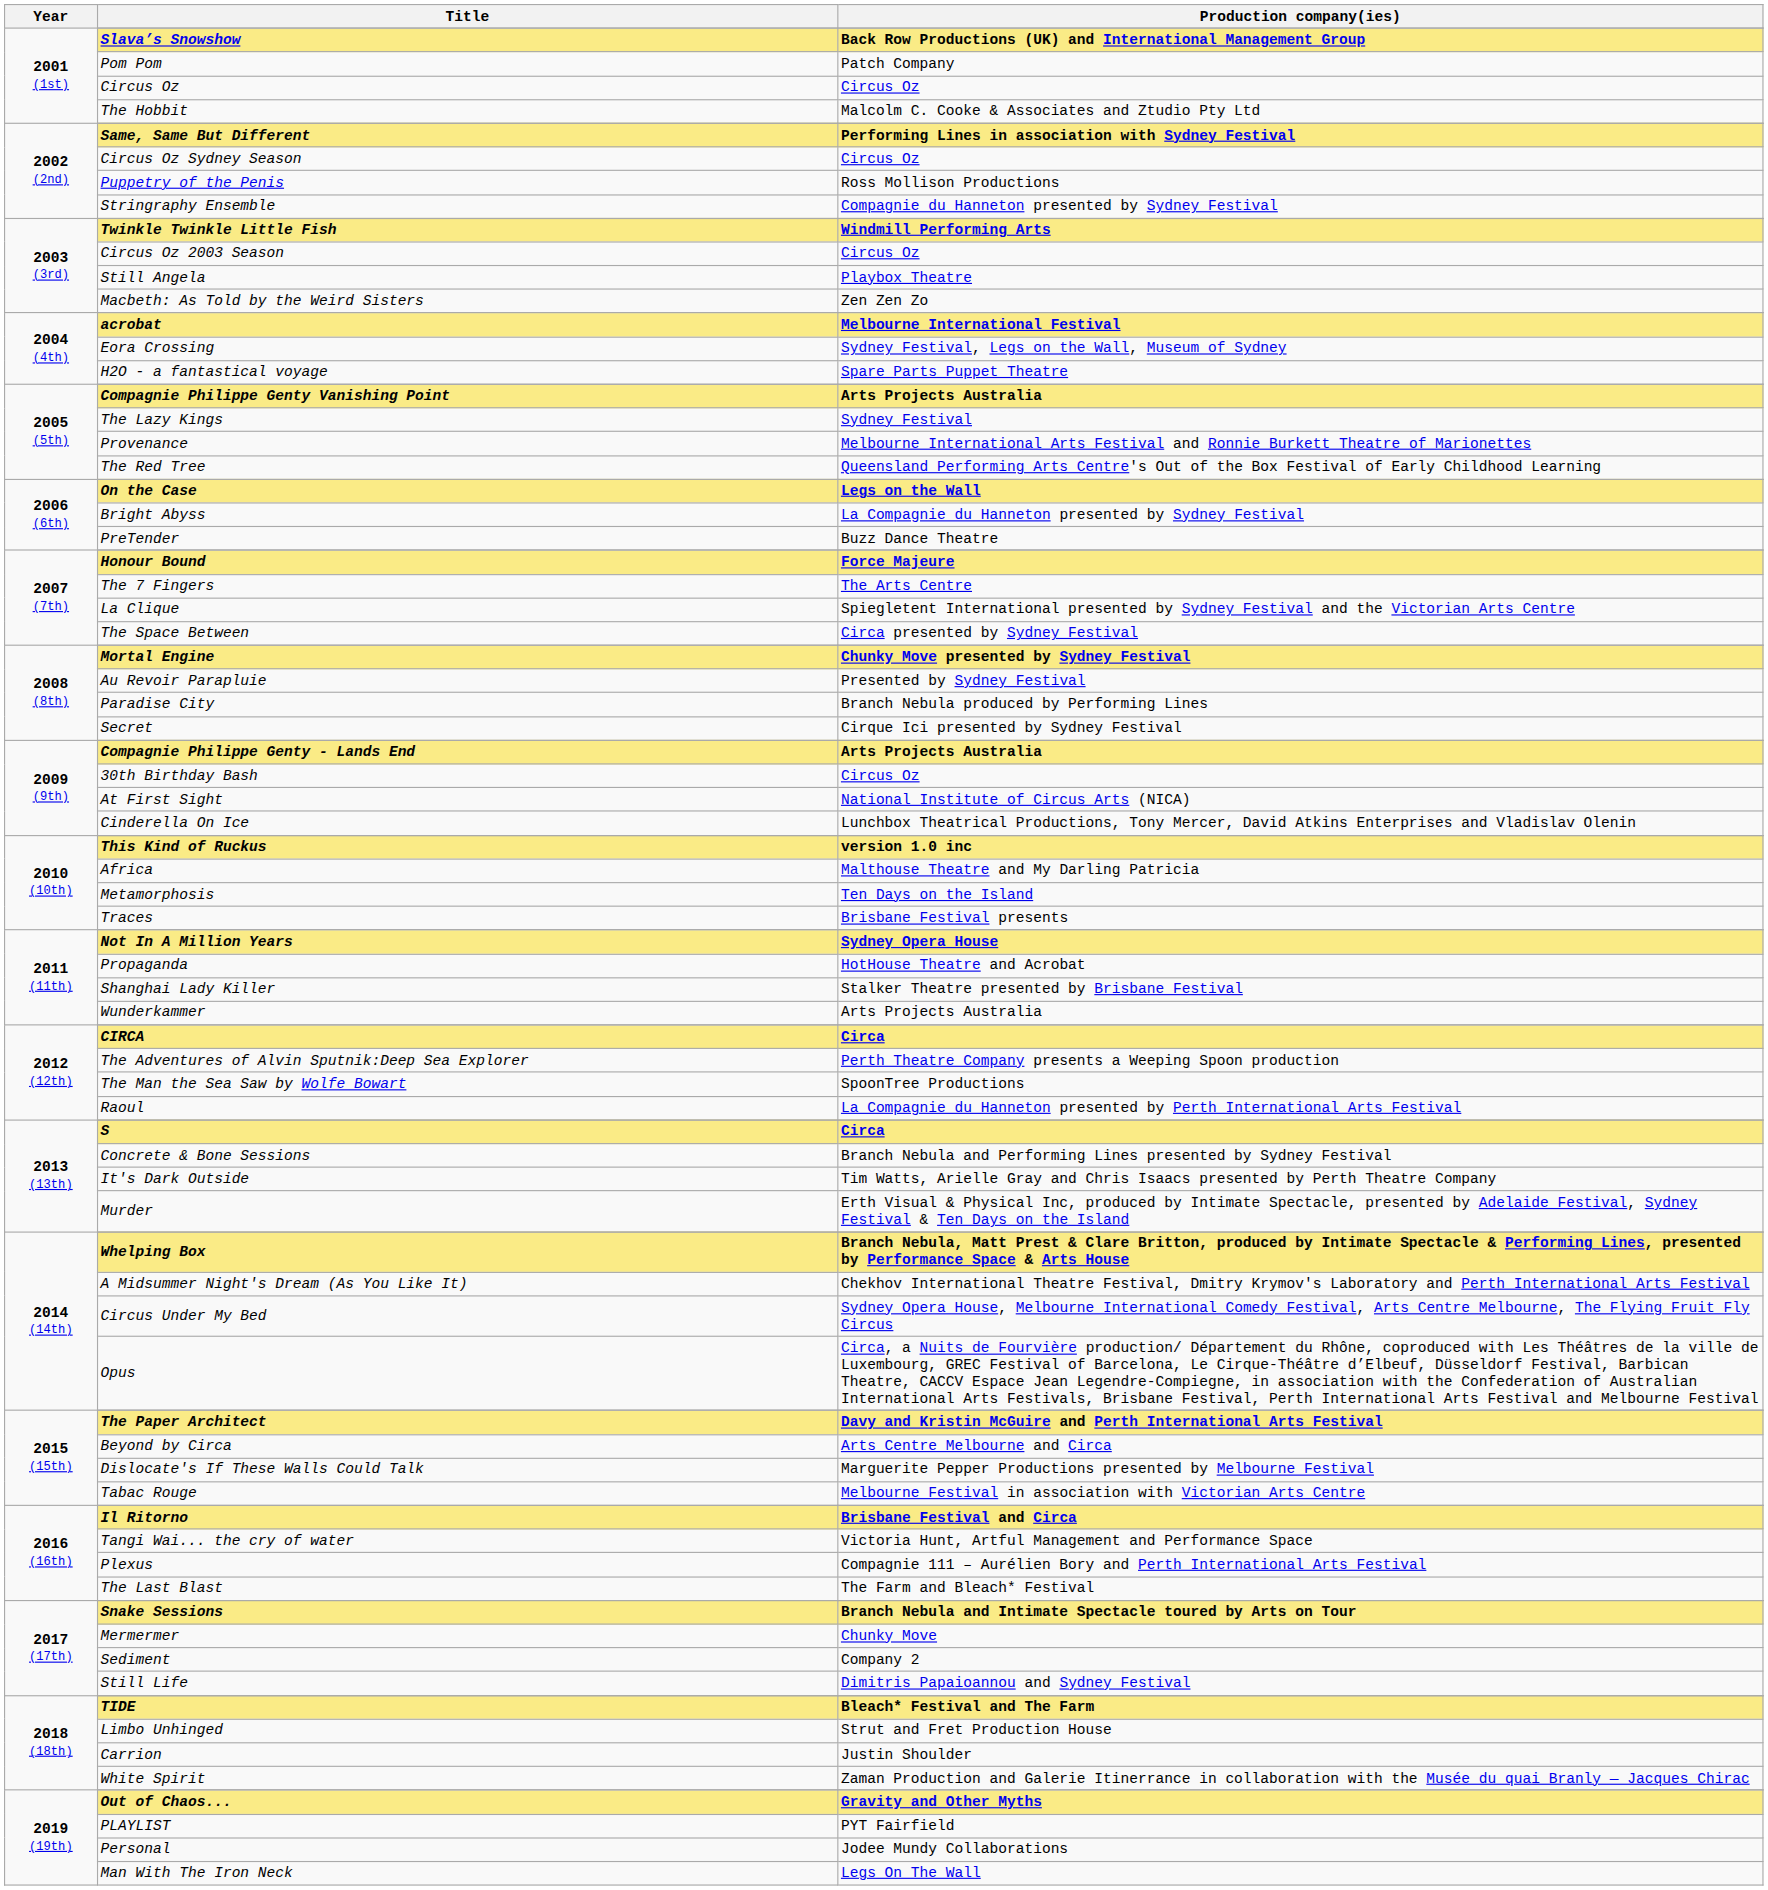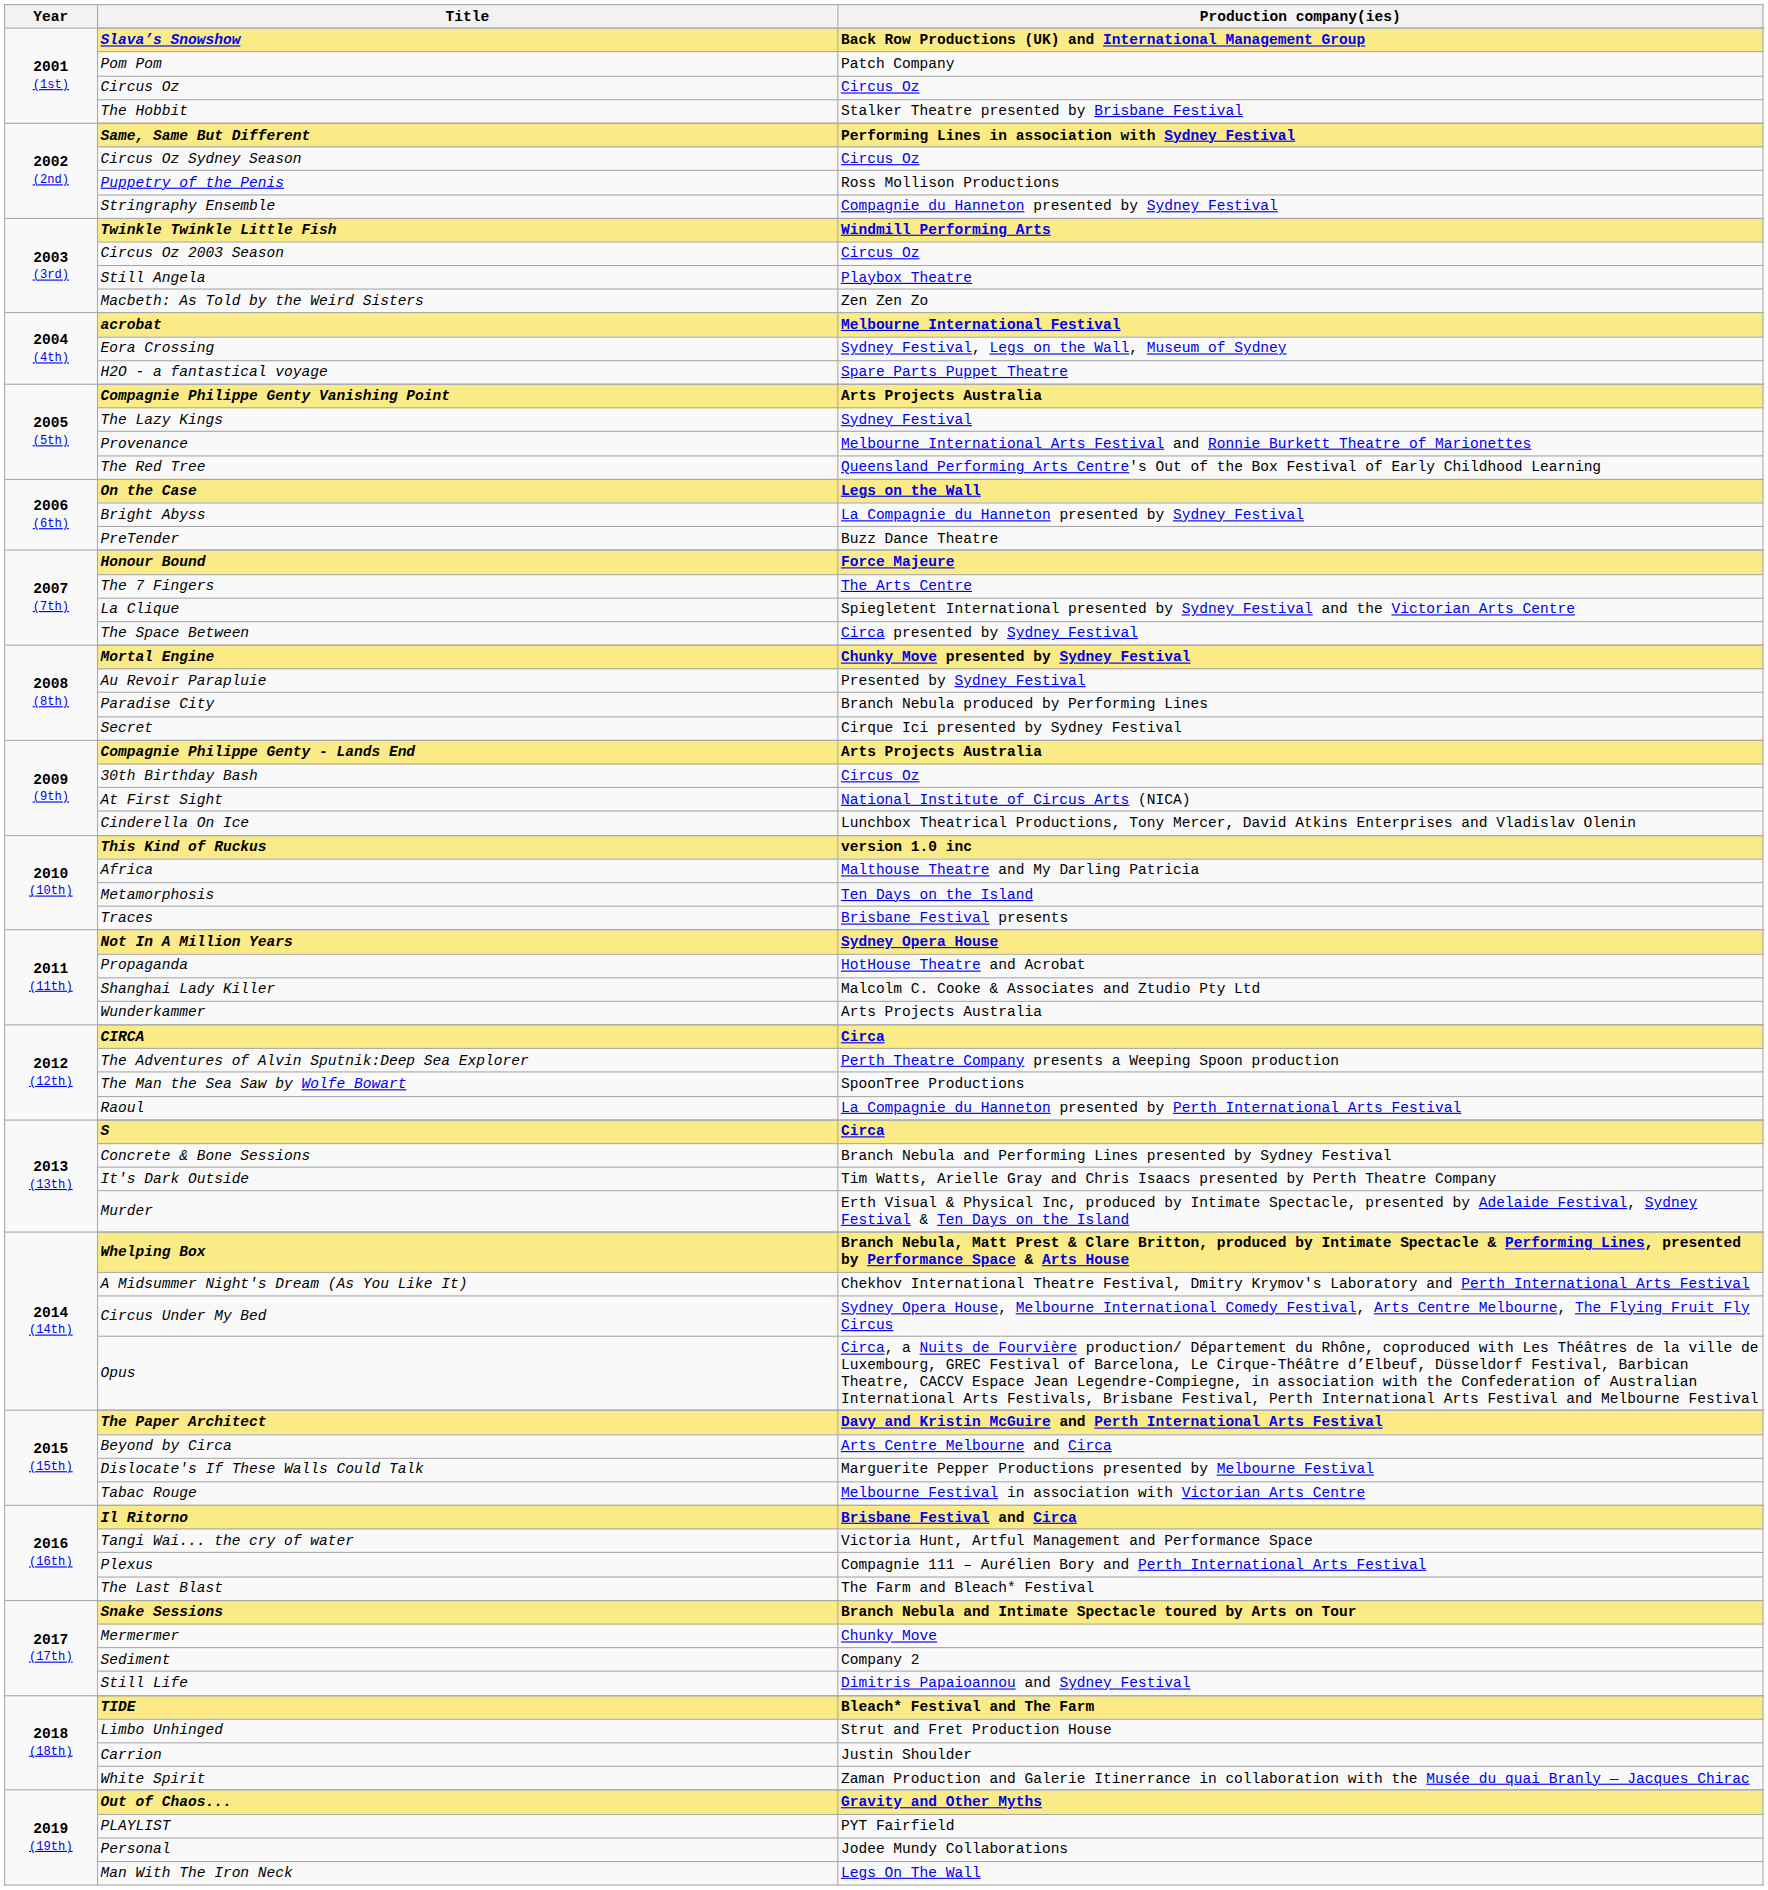(1051, 111) Malcolm C. Cooke & Associates and Ztudio Pty Ltd -> (1042, 111) Stalker Theatre presented by Brisbane Festival
(1042, 989) Stalker Theatre presented by Brisbane Festival -> (1051, 989) Malcolm C. Cooke & Associates and Ztudio Pty Ltd
